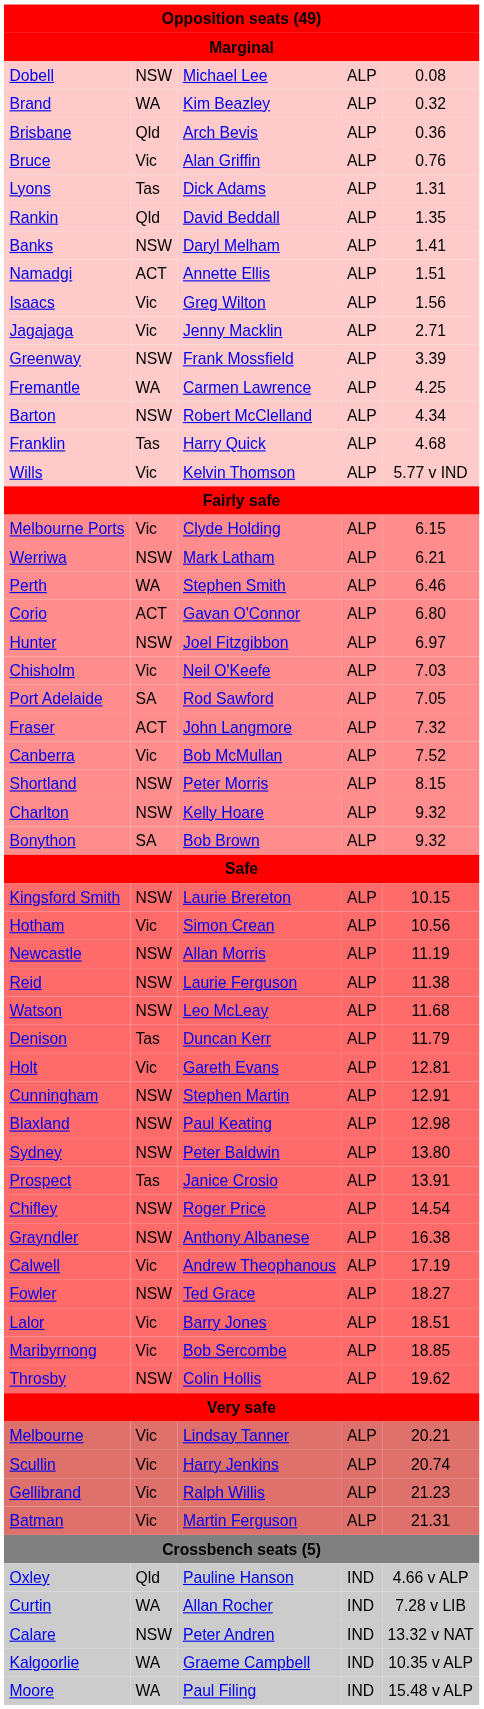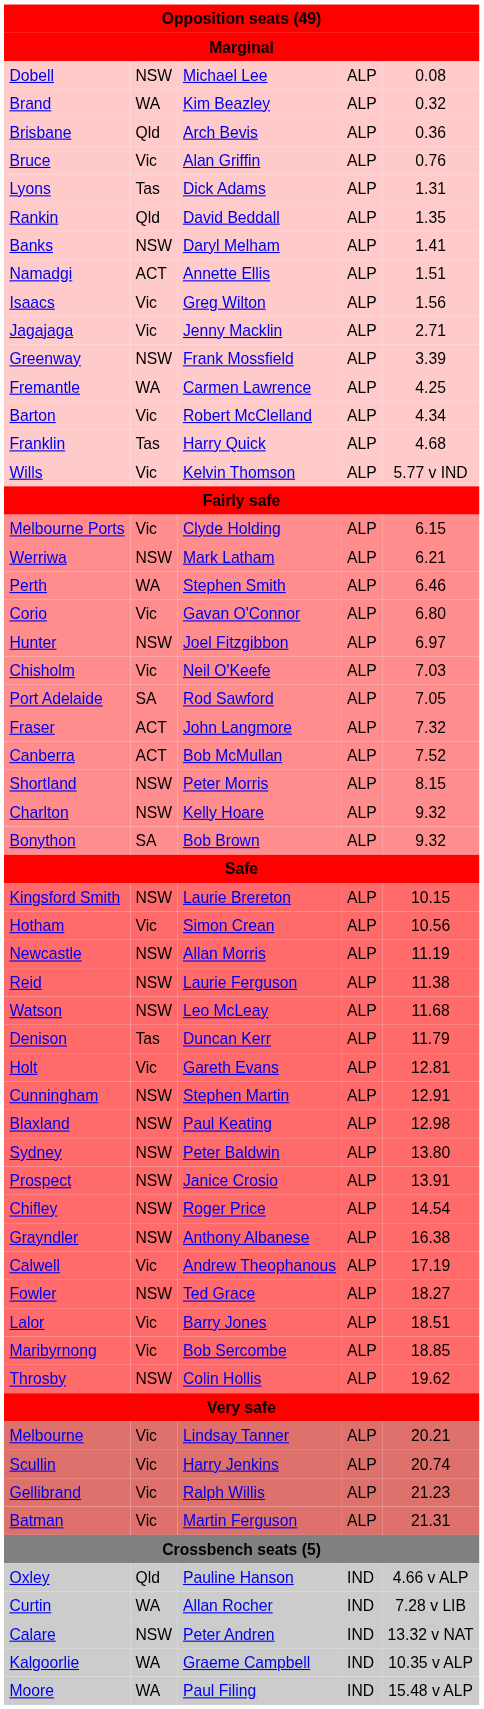(154, 415) NSW -> (146, 415) Vic
(151, 614) ACT -> (146, 614) Vic
(146, 755) Vic -> (151, 755) ACT
(148, 1180) Tas -> (154, 1180) NSW
